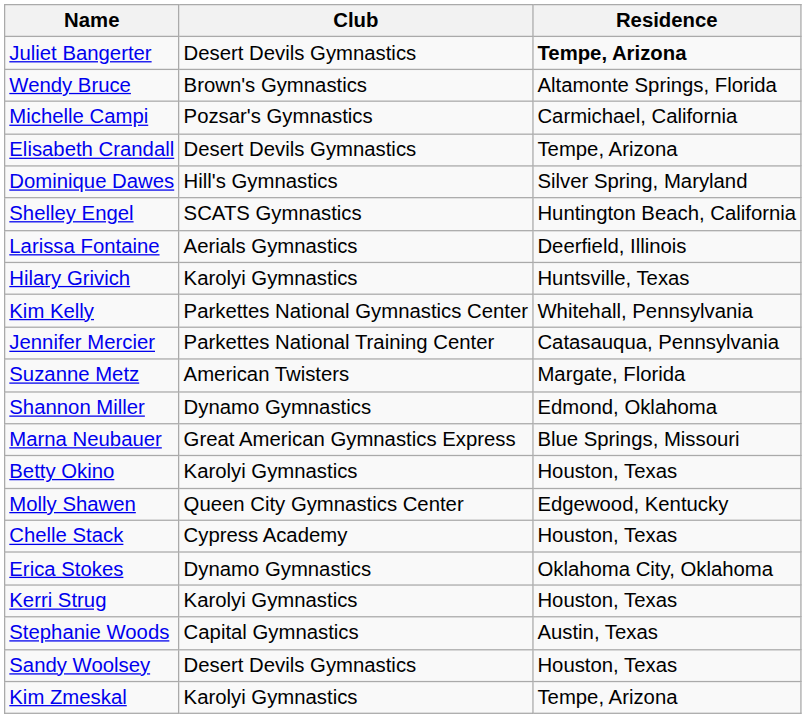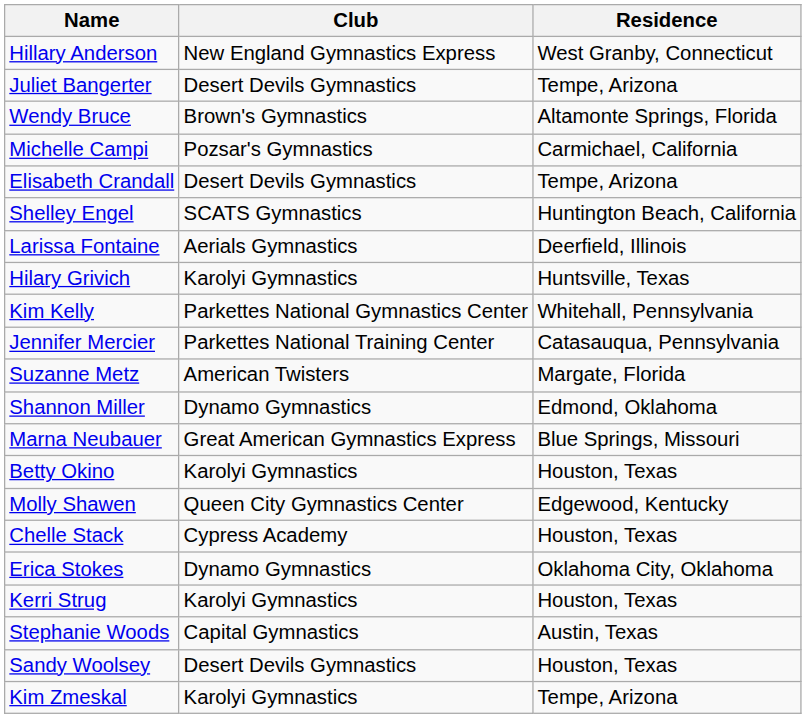+ row: (83, 52)
(612, 52) bold -> (607, 85) normal
- row: (92, 181)
